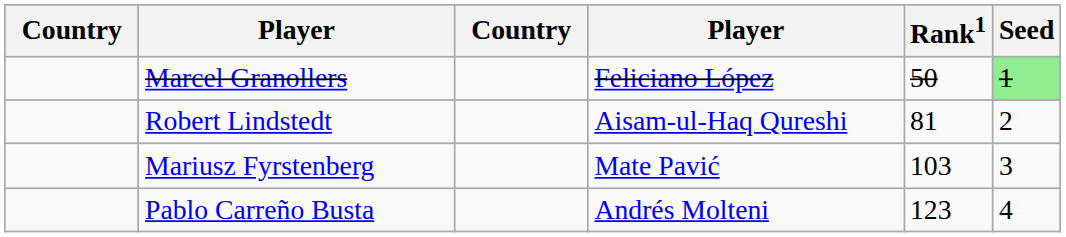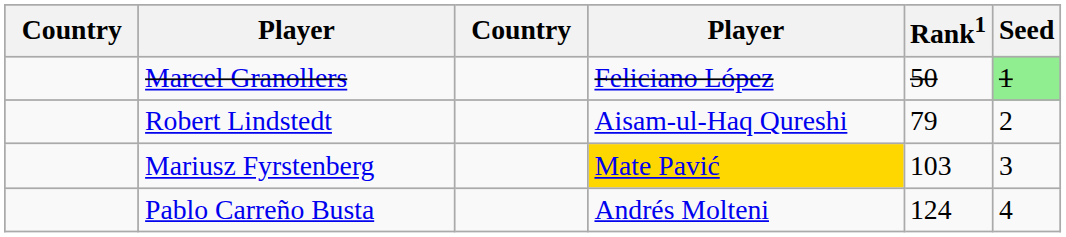(924, 121) 81 -> (924, 121) 79
(657, 165) no background -> (657, 165) gold background
(931, 209) 123 -> (931, 209) 124
